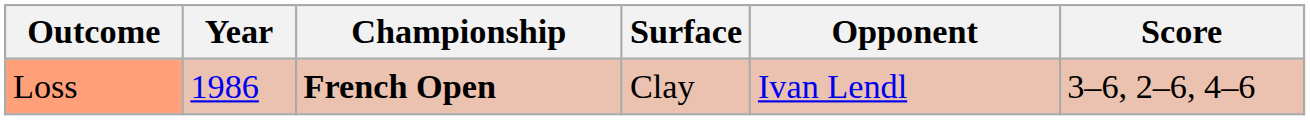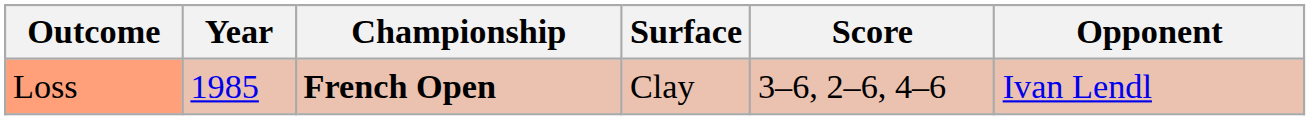columns swapped: (905, 31) <-> (1182, 31)
(225, 85) 1986 -> (225, 85) 1985
